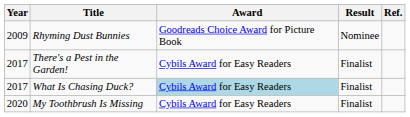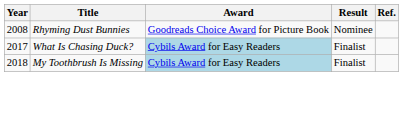(17, 35) 2009 -> (17, 29) 2008
- row: (76, 64)
(17, 103) 2020 -> (17, 63) 2018
(225, 103) no background -> (214, 63) lightblue background
